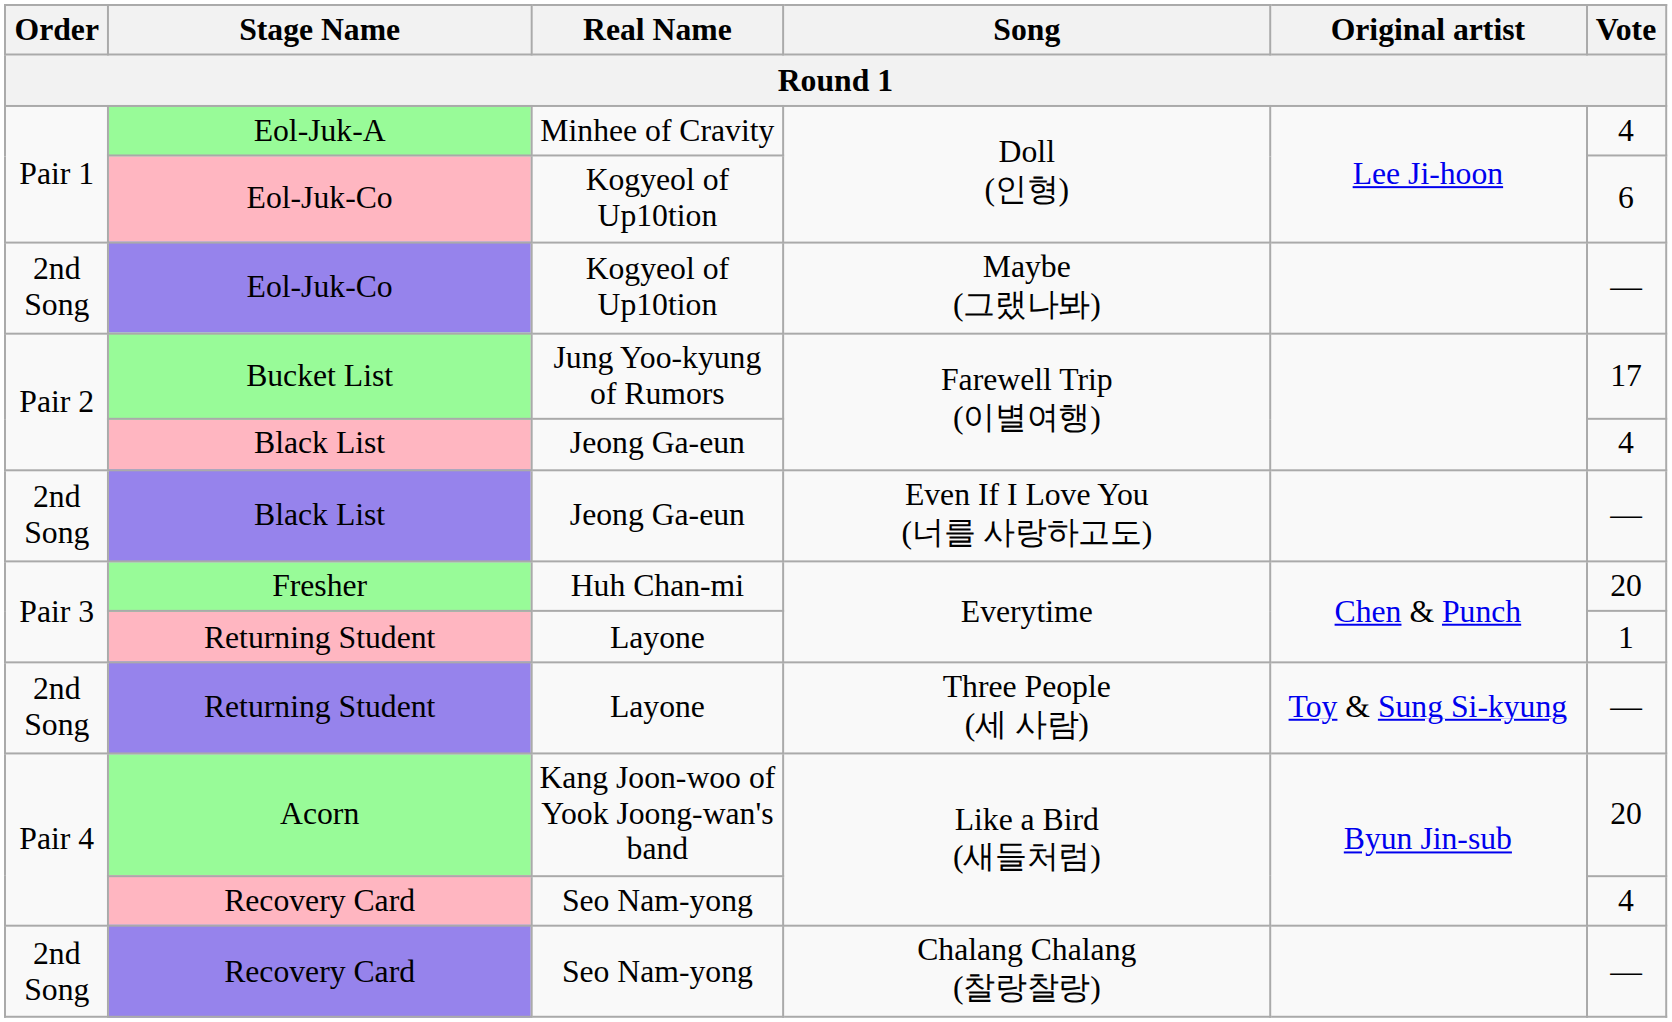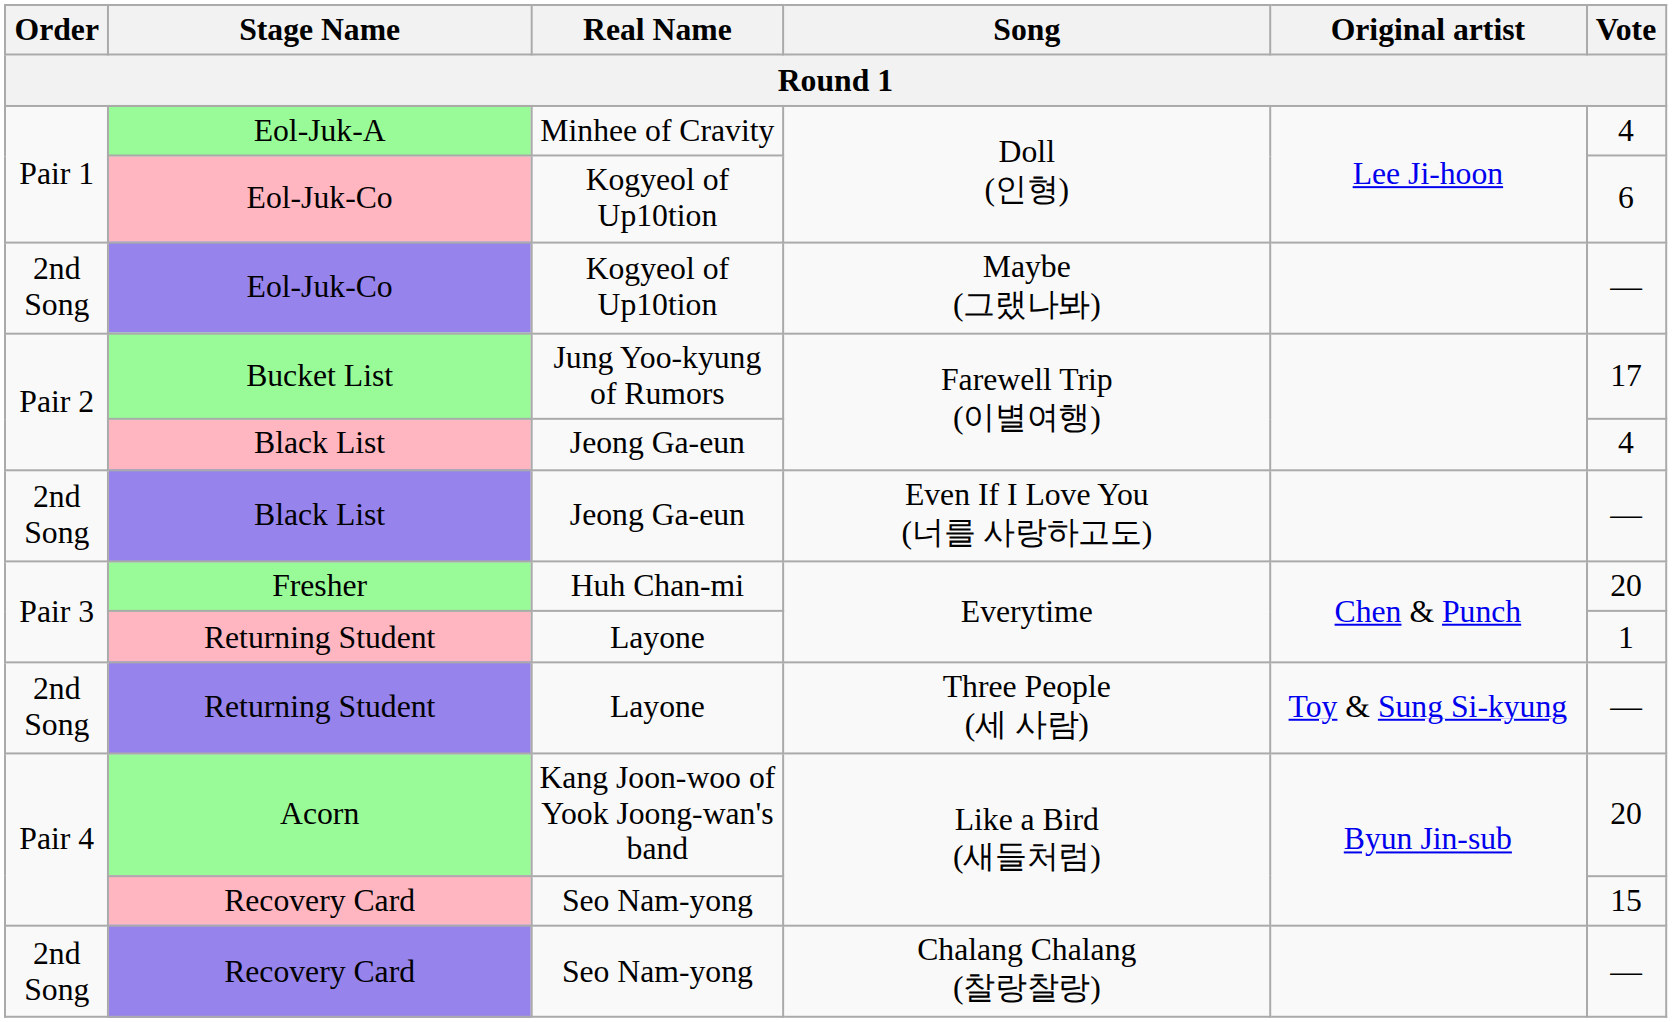(1626, 899) 4 -> (1626, 899) 15
